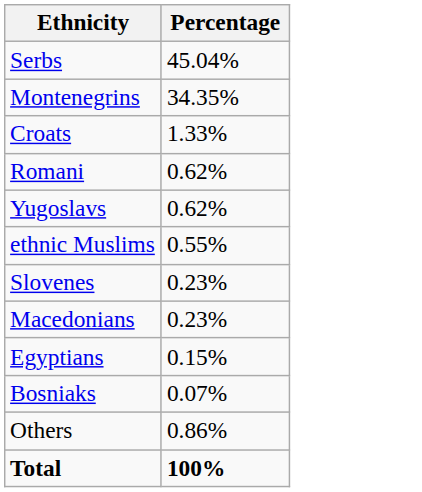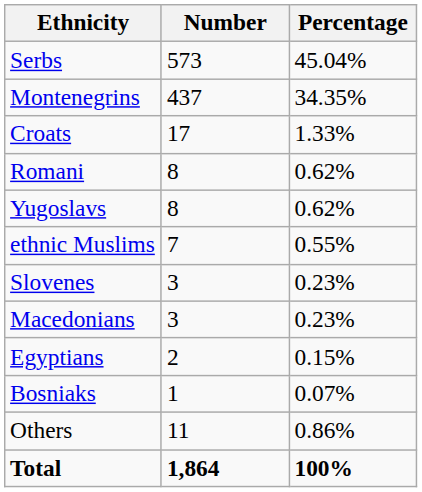+ column: (225, 23)
